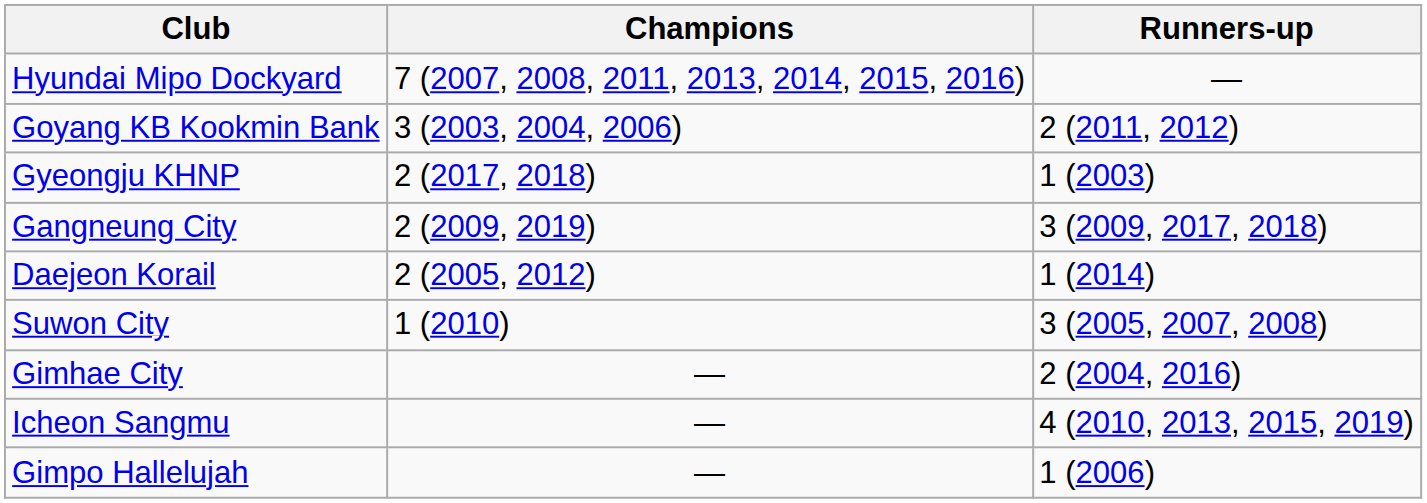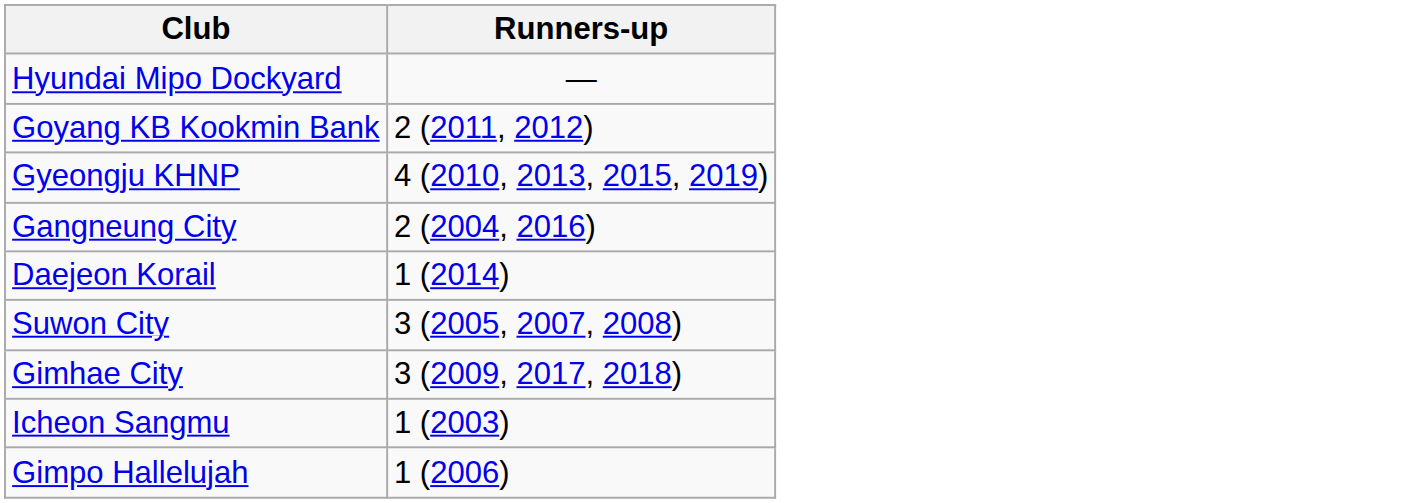- column: (709, 29)
(1097, 176) 1 (2003) -> (581, 176) 4 (2010, 2013, 2015, 2019)
(1183, 226) 3 (2009, 2017, 2018) -> (495, 226) 2 (2004, 2016)
(1140, 373) 2 (2004, 2016) -> (538, 373) 3 (2009, 2017, 2018)
(1227, 422) 4 (2010, 2013, 2015, 2019) -> (452, 422) 1 (2003)
